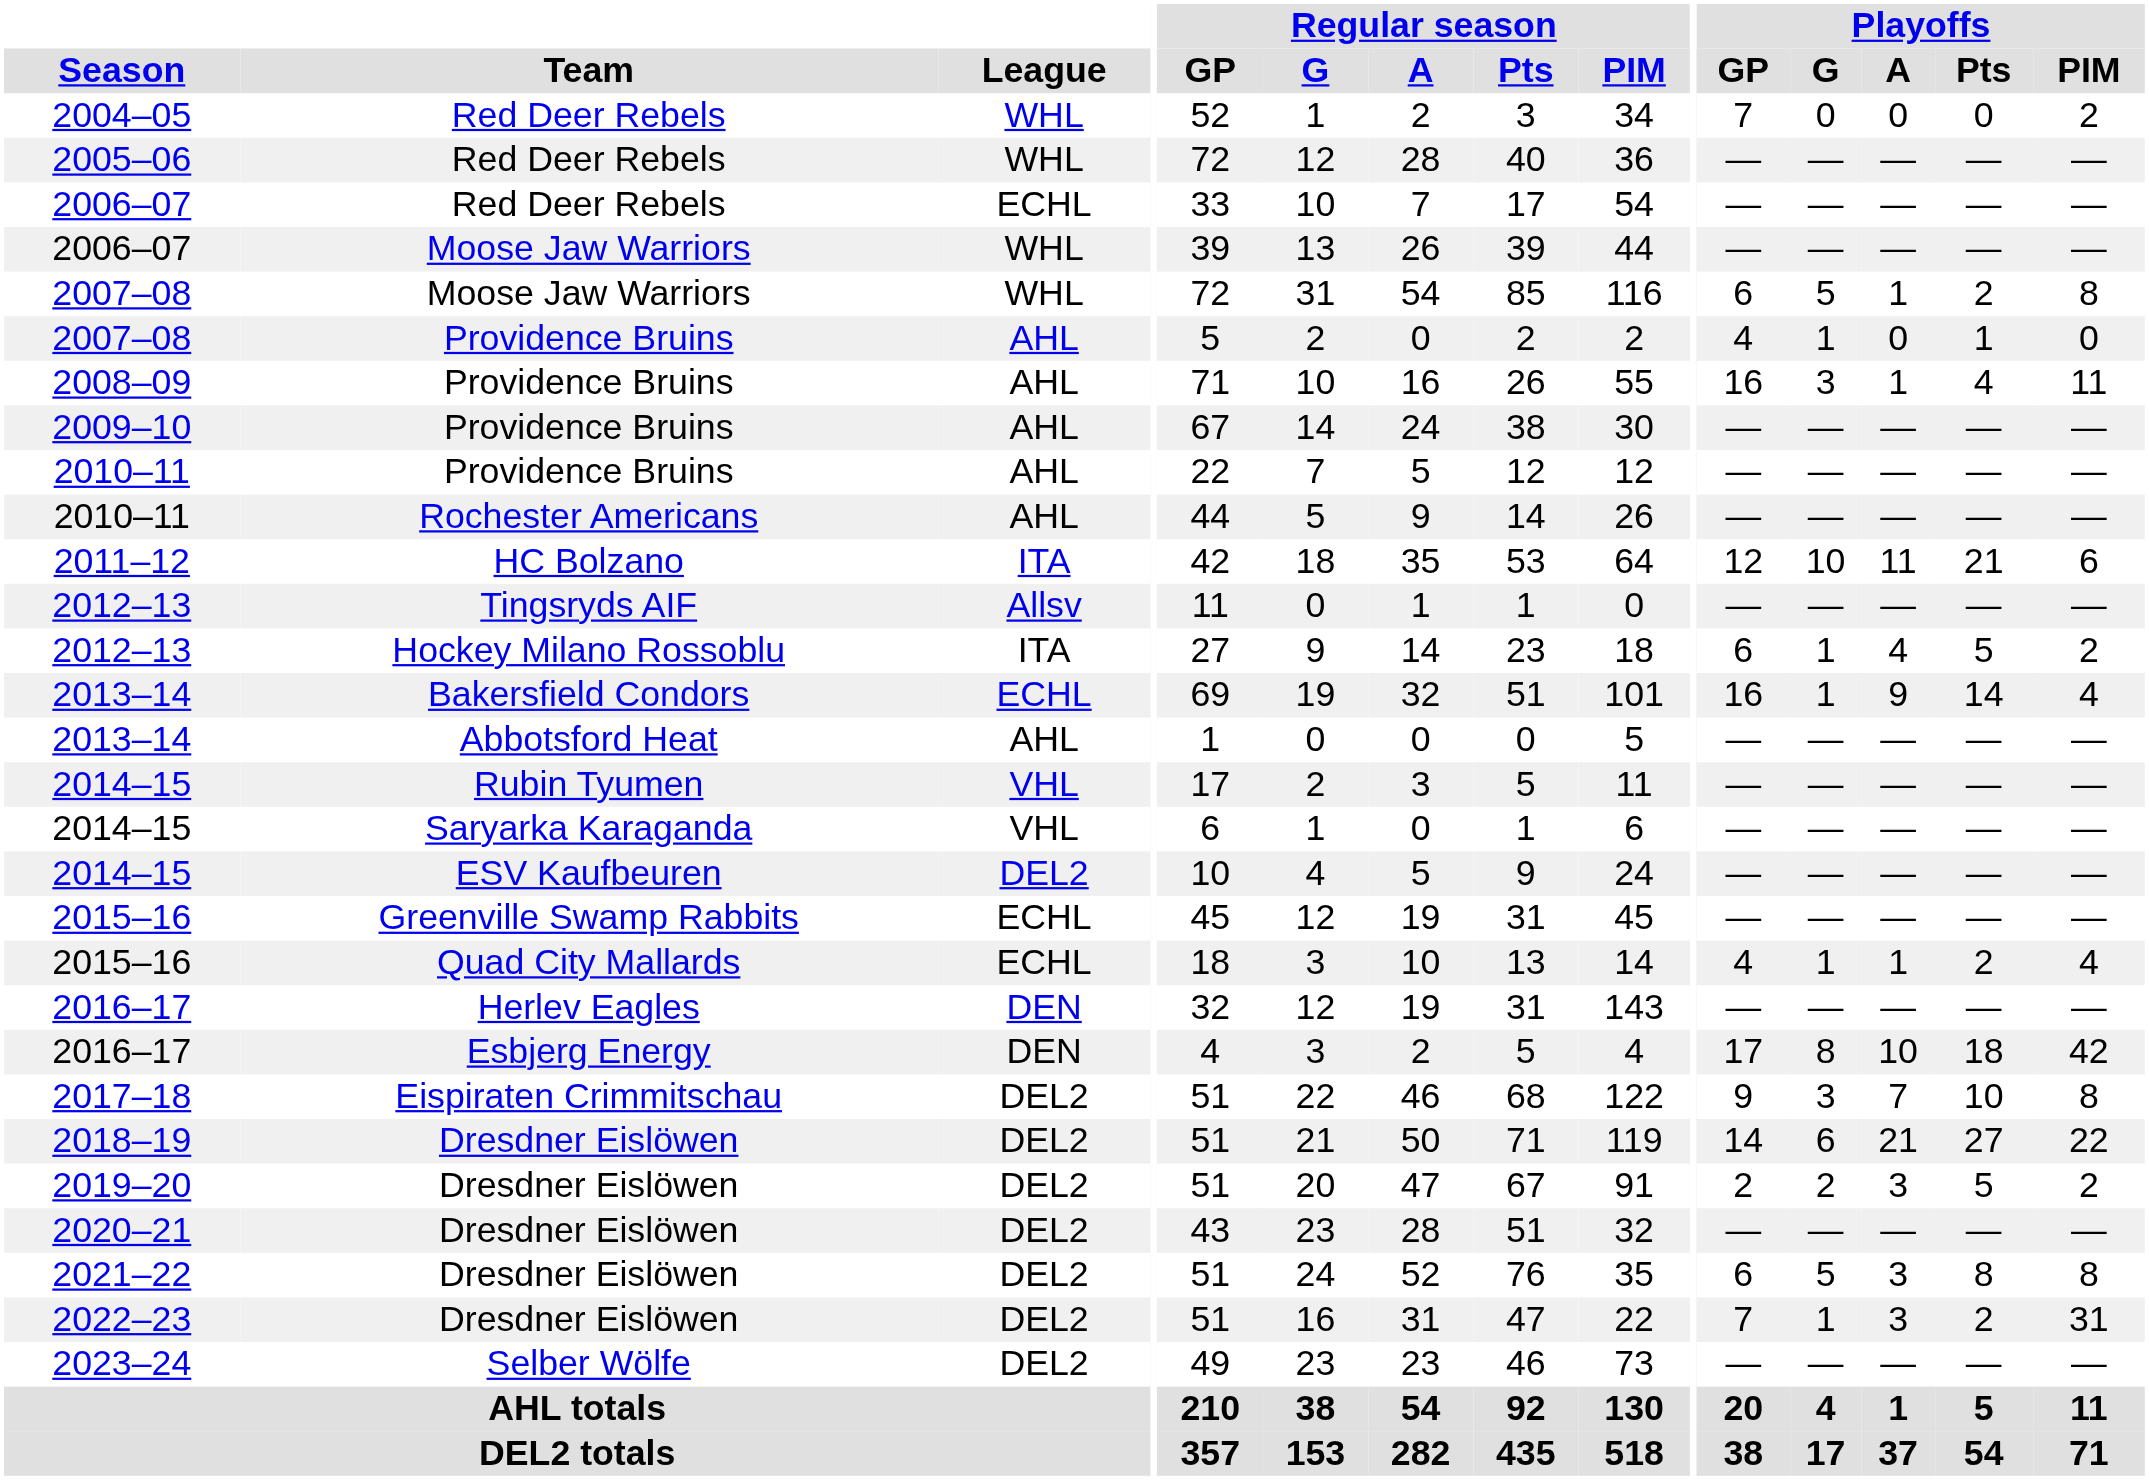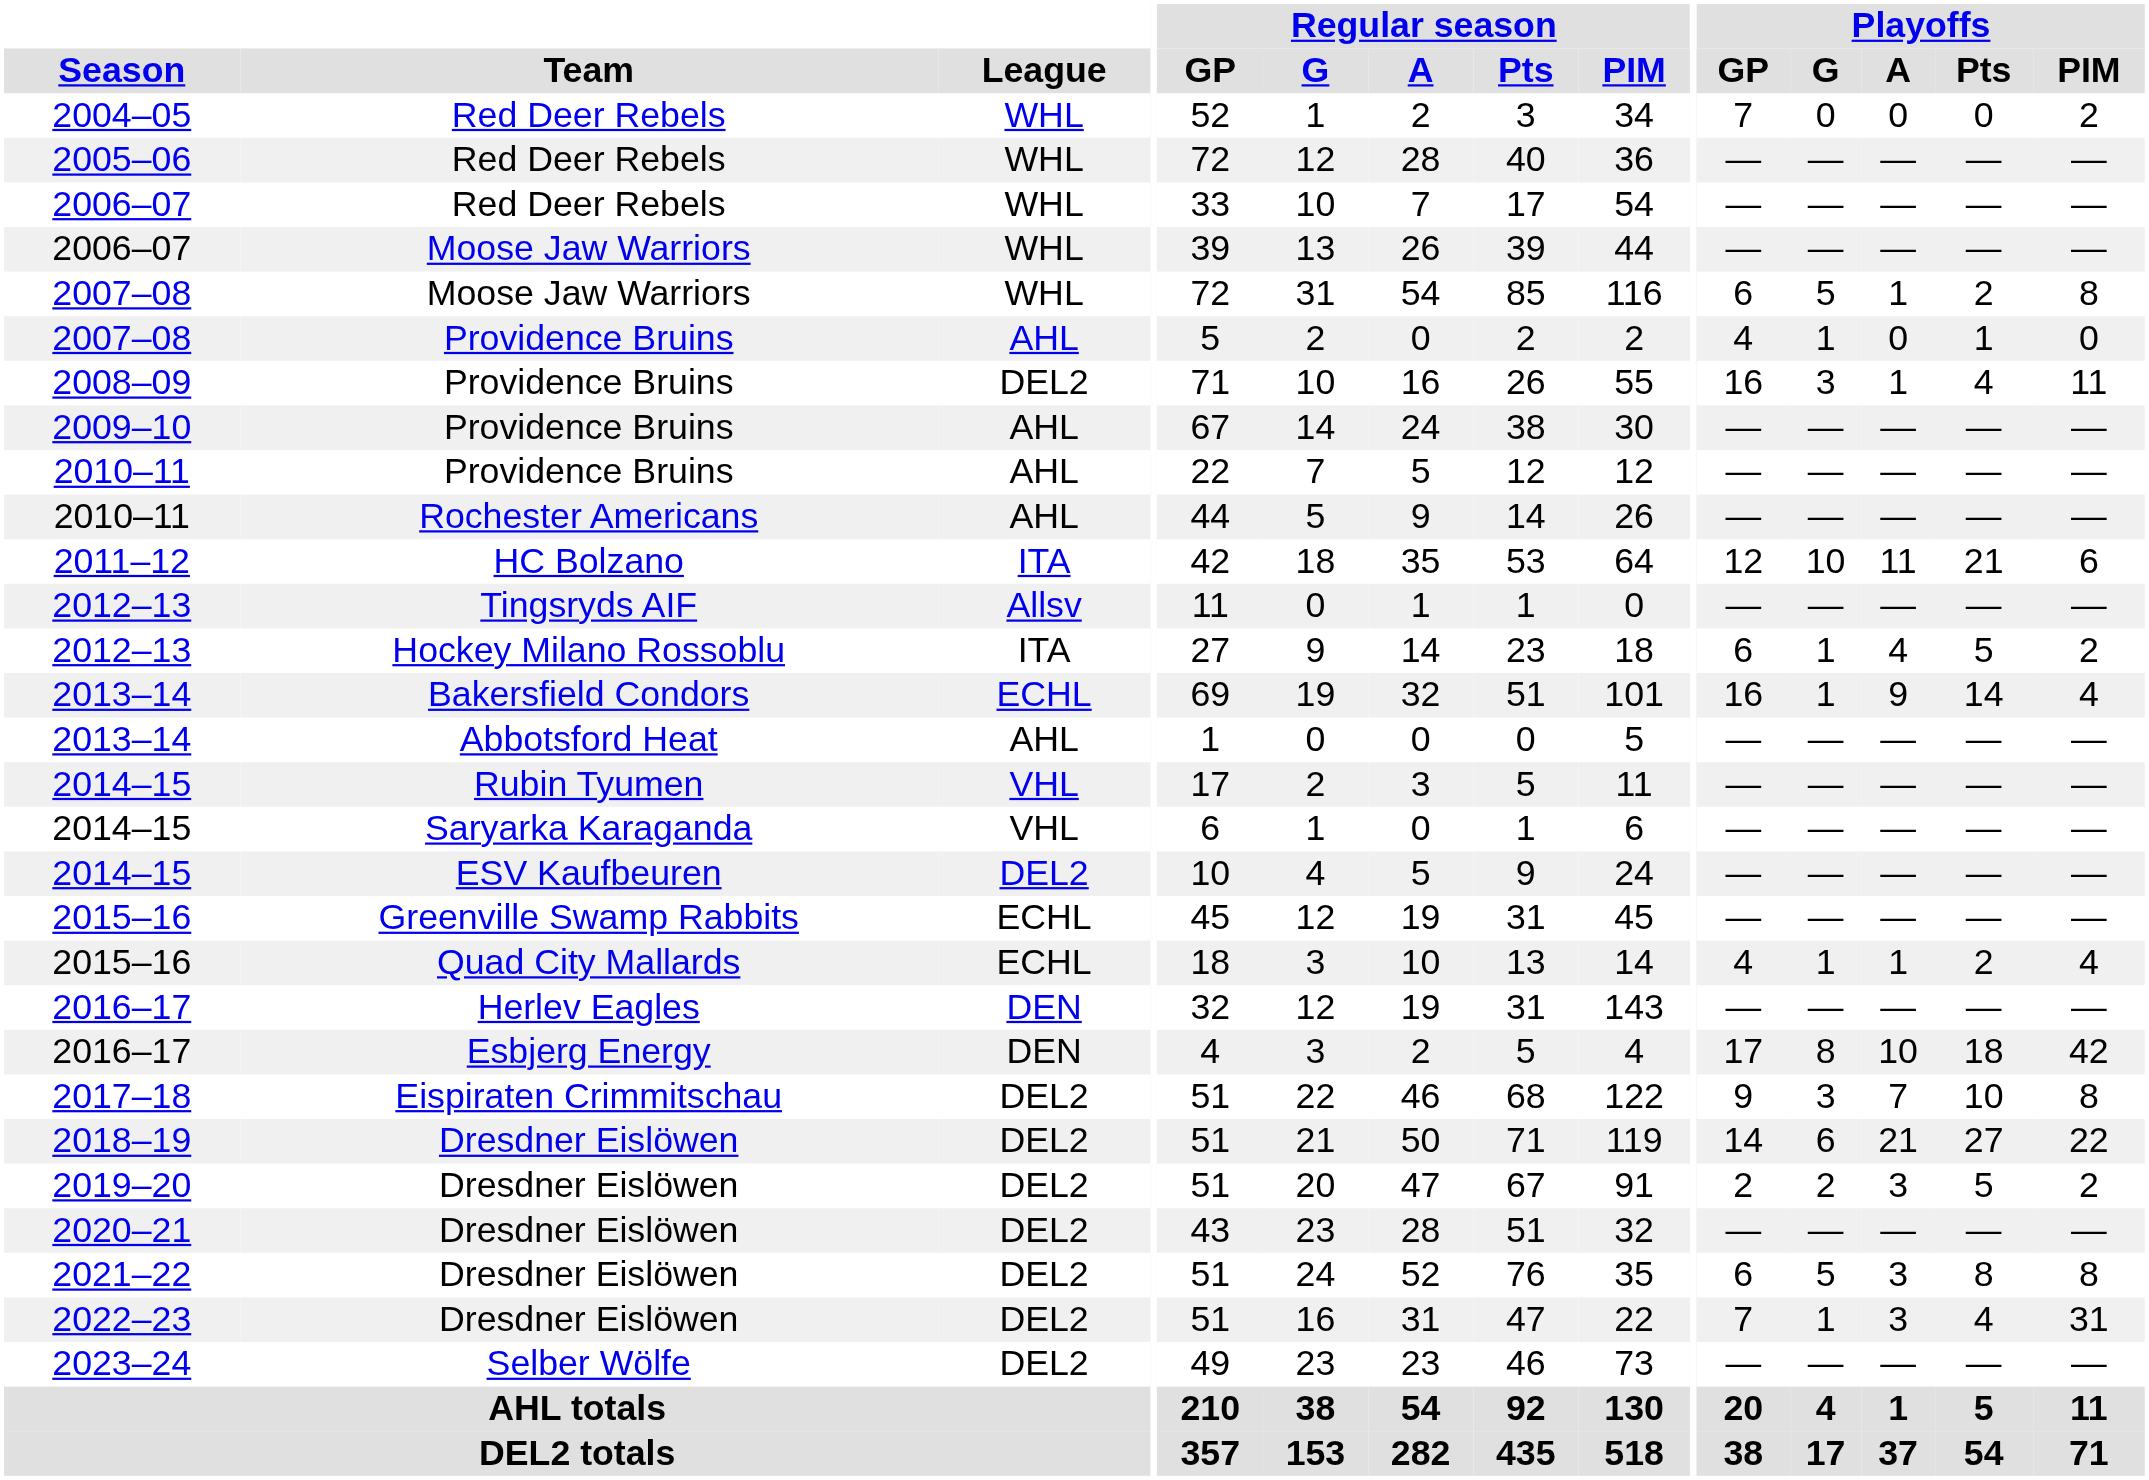(1044, 204) ECHL -> (1044, 204) WHL
(1044, 382) AHL -> (1044, 382) DEL2
(1984, 1319) 2 -> (1984, 1319) 4
